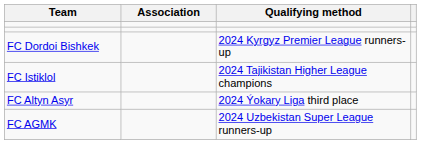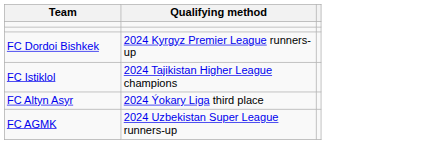- column: (169, 13)
